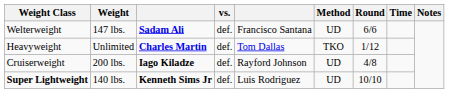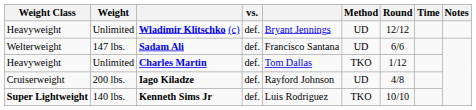+ row: (189, 29)
(333, 79) UD -> (361, 96) TKO
